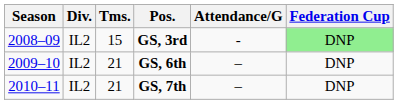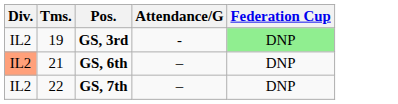- column: (34, 16)
(115, 39) 15 -> (56, 39) 19
(79, 63) no background -> (21, 63) lightsalmon background
(115, 87) 21 -> (56, 87) 22
